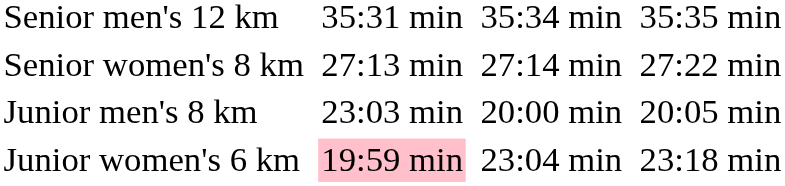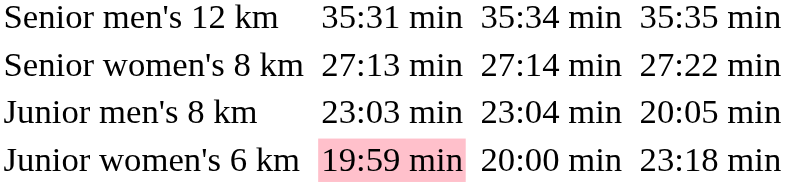(551, 111) 20:00 min -> (551, 111) 23:04 min
(551, 159) 23:04 min -> (551, 159) 20:00 min
